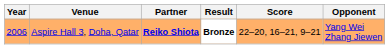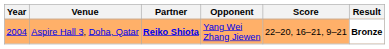columns swapped: (354, 12) <-> (219, 12)
(17, 32) 2006 -> (17, 32) 2004
